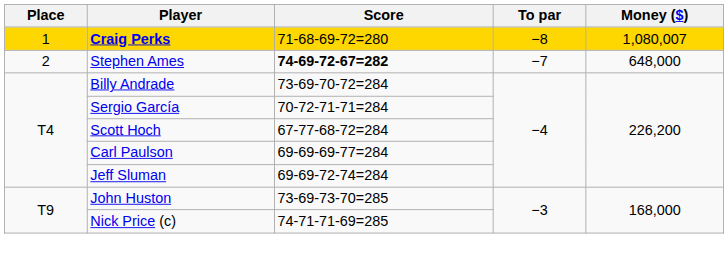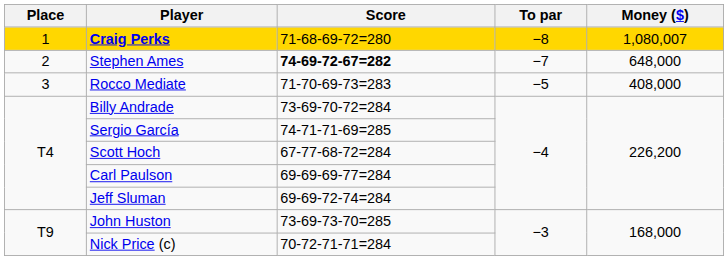+ row: (138, 84)
(333, 107) 70-72-71-71=284 -> (336, 130) 74-71-71-69=285
(333, 221) 74-71-71-69=285 -> (336, 244) 70-72-71-71=284
